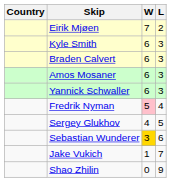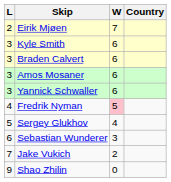columns swapped: (26, 12) <-> (161, 12)
(147, 138) gold background -> (115, 138) no background
(147, 153) 1 -> (115, 153) 2
